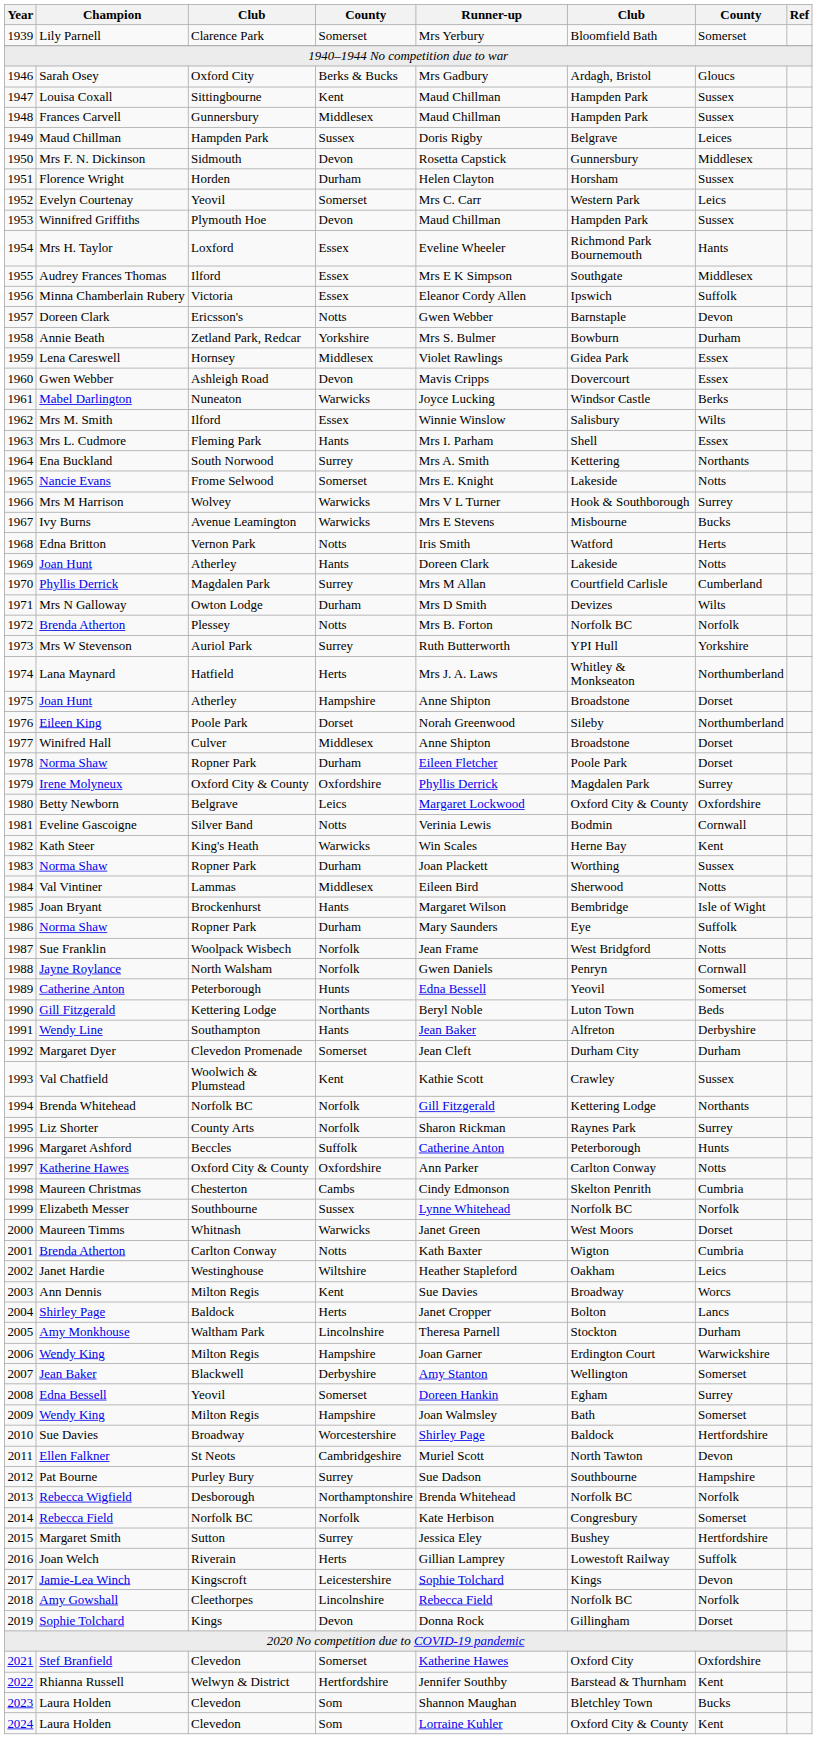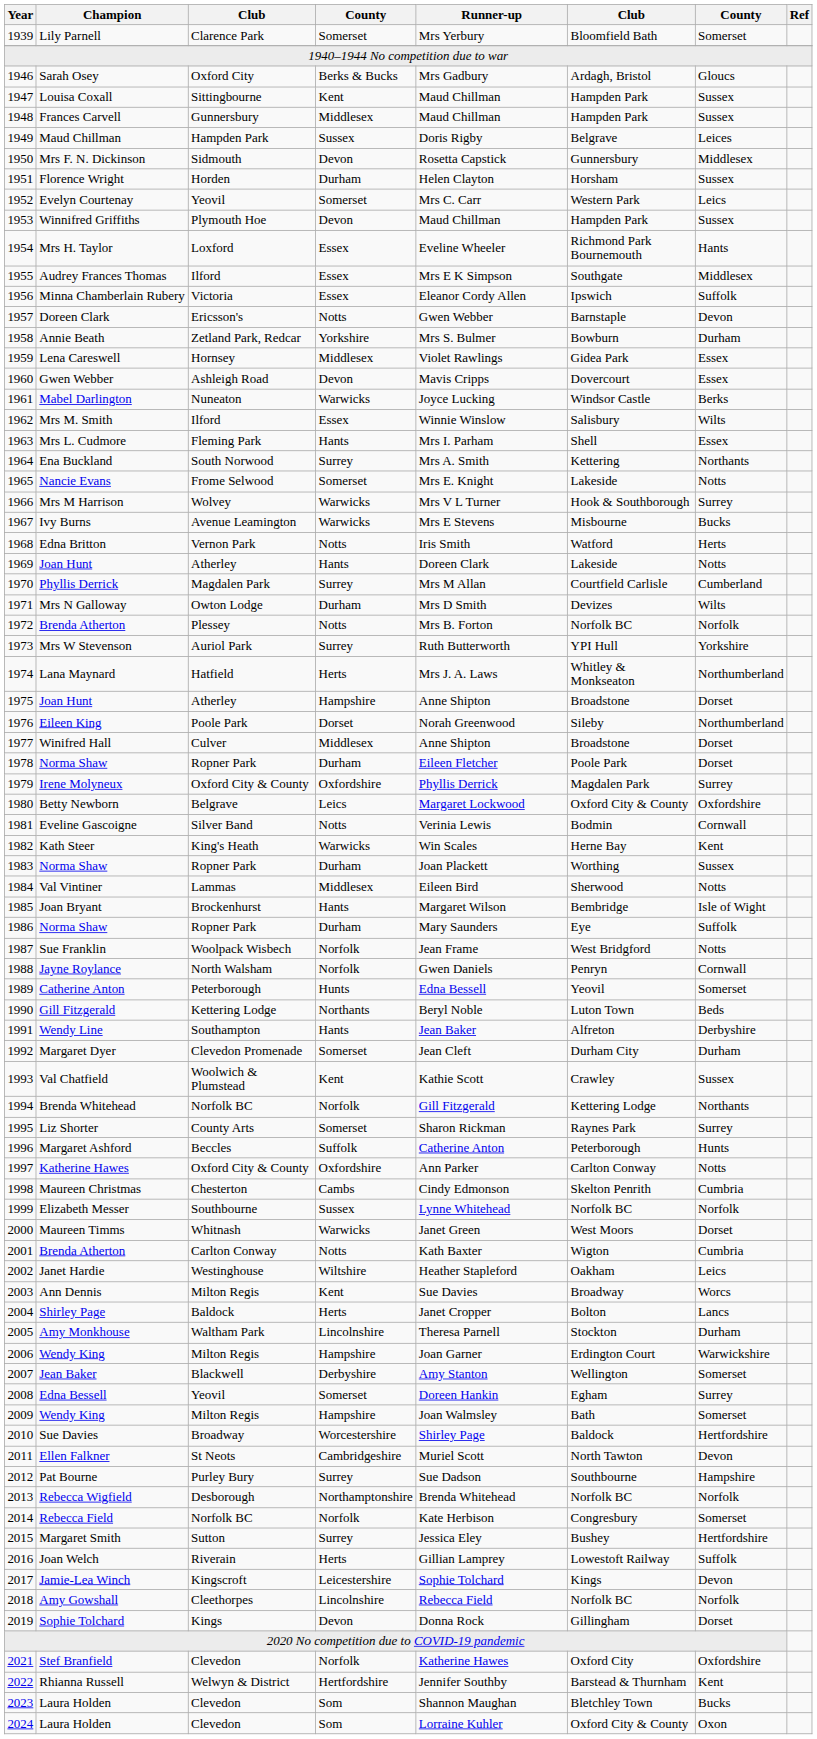(339, 1127) Norfolk -> (343, 1127) Somerset
(343, 1661) Somerset -> (339, 1661) Norfolk
(711, 1723) Kent -> (712, 1723) Oxon
